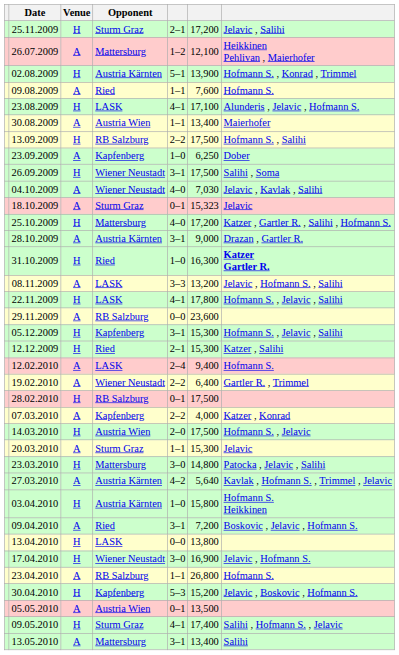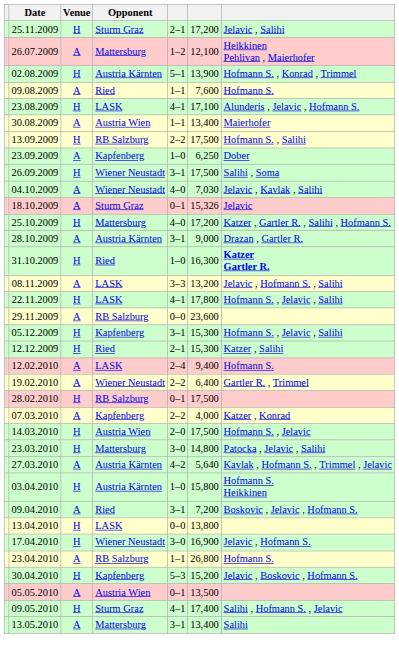(205, 205) 15,323 -> (205, 205) 15,326
- row: (35, 448)
